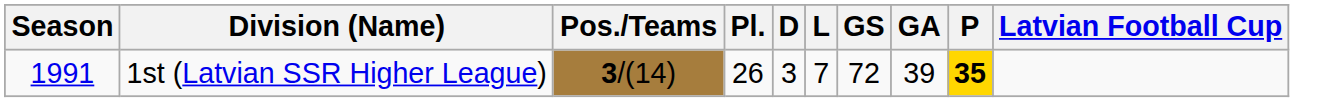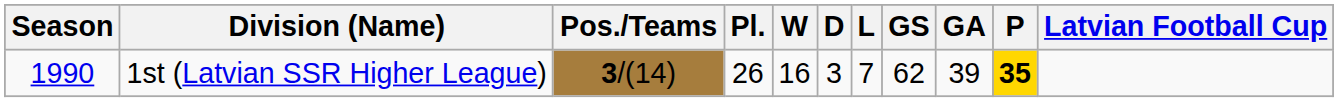+ column: (795, 27)
(62, 72) 1991 -> (62, 72) 1990
(864, 72) 72 -> (909, 72) 62
